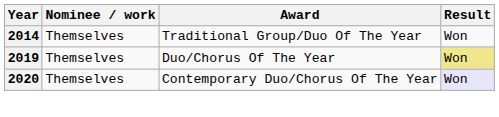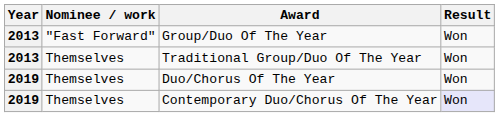+ row: (245, 37)
(23, 37) 2014 -> (23, 58) 2013
(456, 58) khaki background -> (456, 79) no background
(23, 79) 2020 -> (23, 101) 2019
